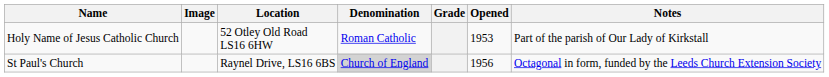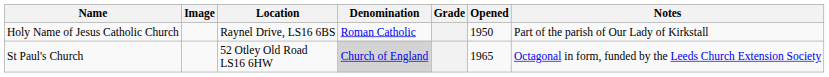(264, 38) 52 Otley Old Road LS16 6HW -> (278, 31) Raynel Drive, LS16 6BS
(482, 38) 1953 -> (482, 31) 1950
(278, 63) Raynel Drive, LS16 6BS -> (264, 56) 52 Otley Old Road LS16 6HW
(482, 63) 1956 -> (482, 56) 1965
